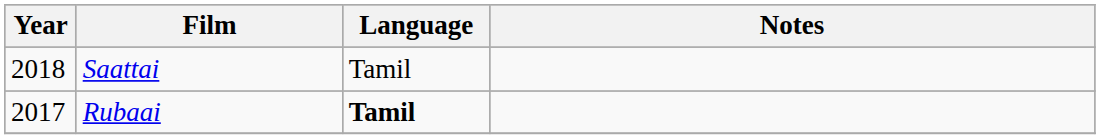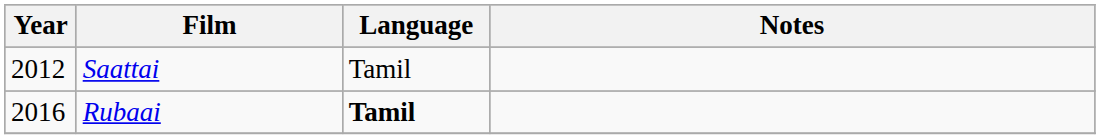(38, 68) 2018 -> (38, 68) 2012
(38, 111) 2017 -> (38, 111) 2016
